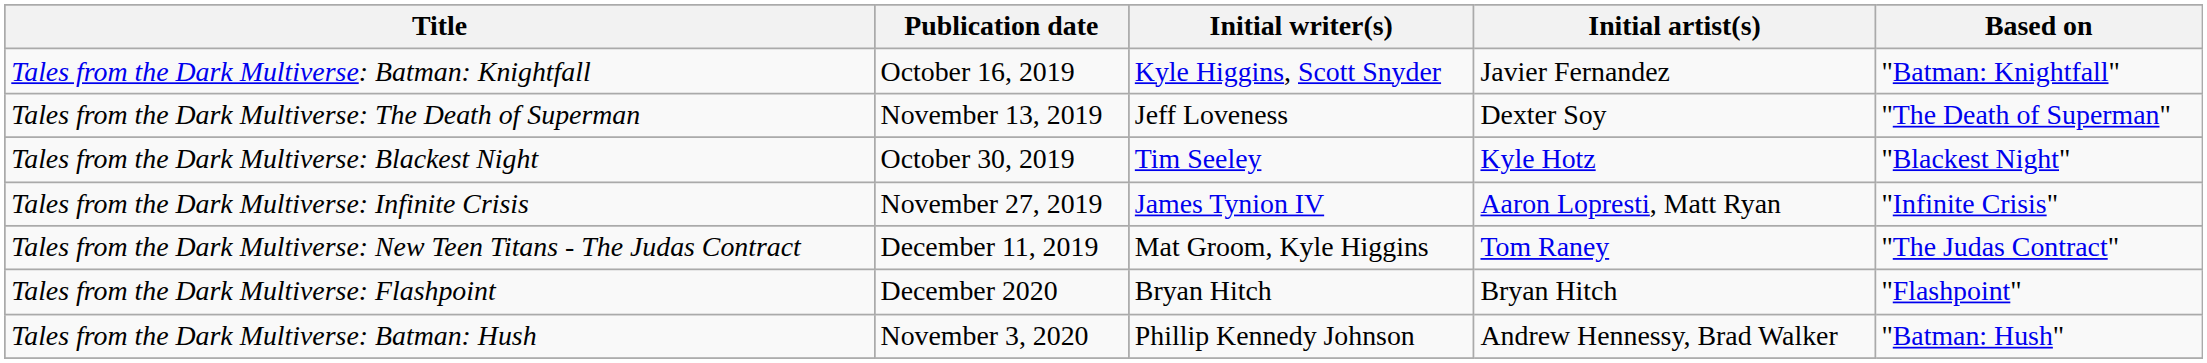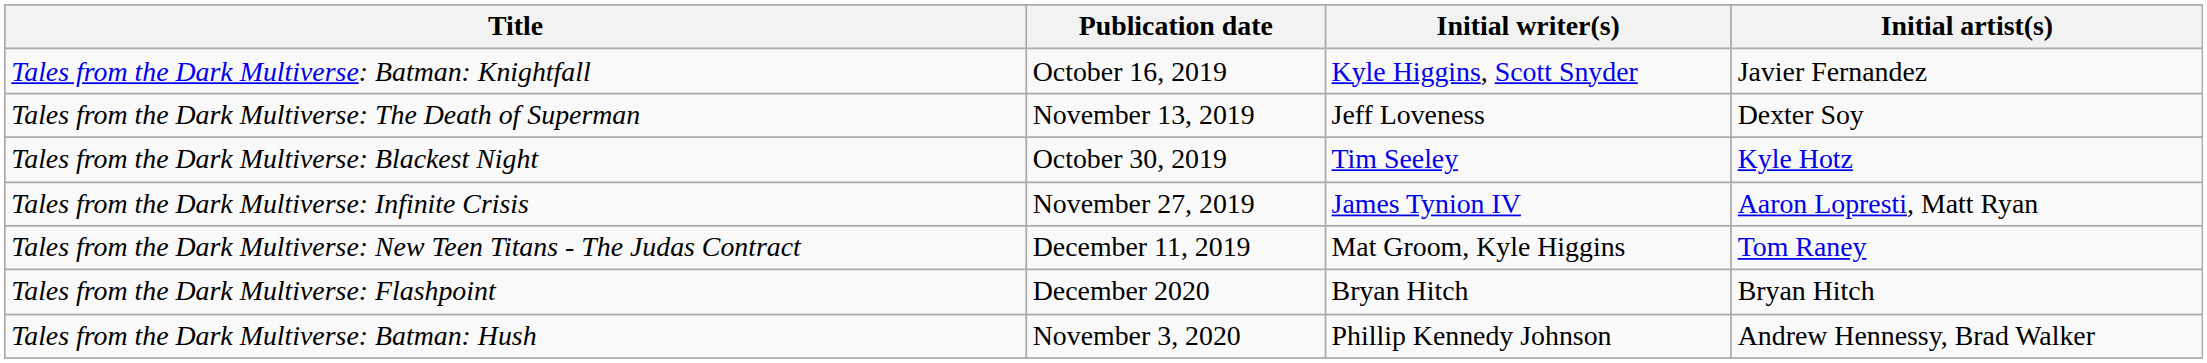- column: (2039, 26)
